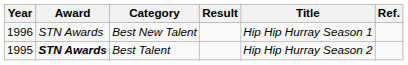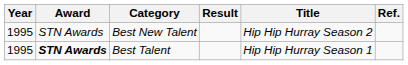(20, 32) 1996 -> (20, 32) 1995
(308, 32) Hip Hip Hurray Season 1 -> (308, 32) Hip Hip Hurray Season 2
(308, 50) Hip Hip Hurray Season 2 -> (308, 50) Hip Hip Hurray Season 1
